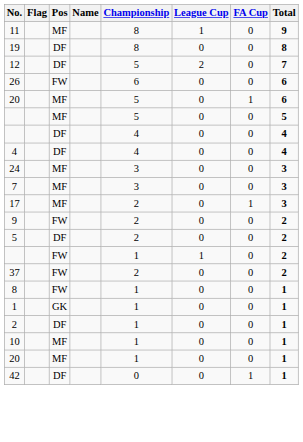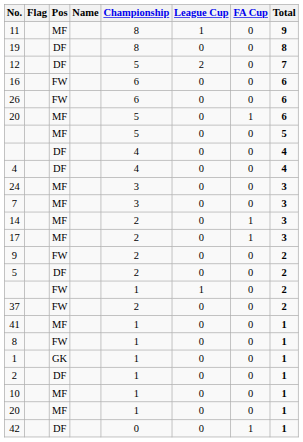+ row: (14, 82)
+ row: (14, 220)
+ row: (14, 324)
